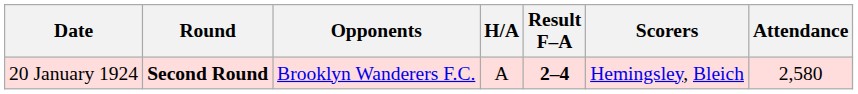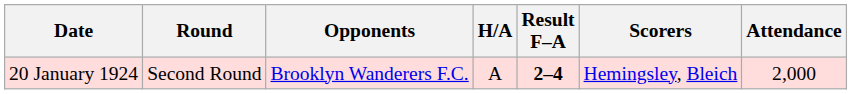(208, 72) bold -> (204, 72) normal
(801, 72) 2,580 -> (794, 72) 2,000
